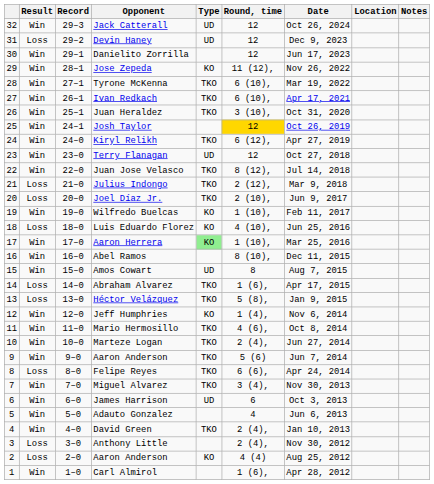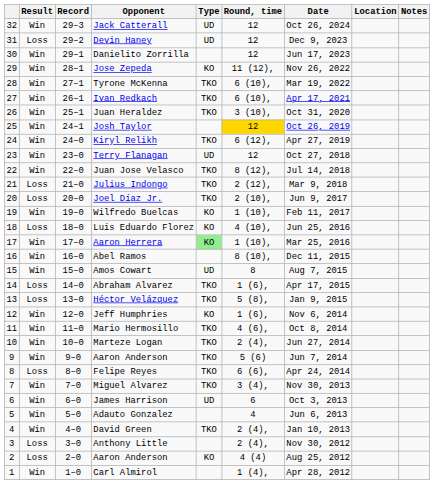(253, 314) 1 (4), -> (253, 314) 1 (6),
(253, 473) 1 (6), -> (253, 473) 1 (4),
